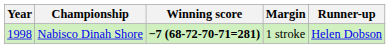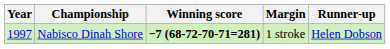(20, 33) 1998 -> (20, 33) 1997
